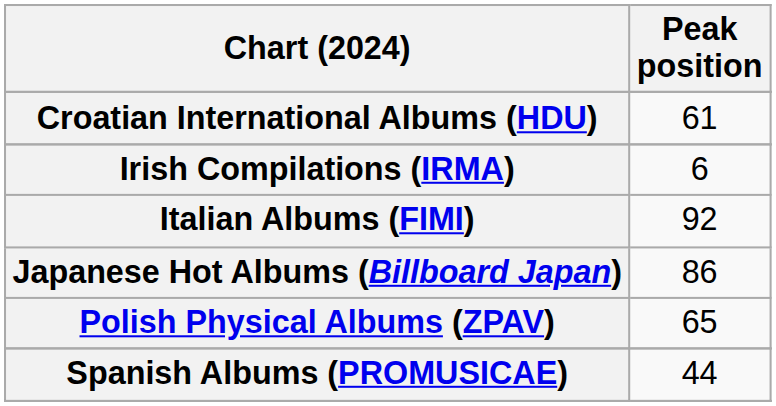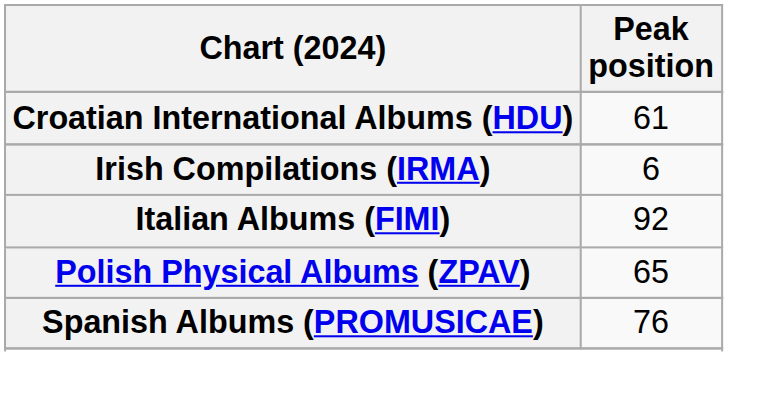- row: (317, 271)
(700, 374) 44 -> (651, 322) 76
